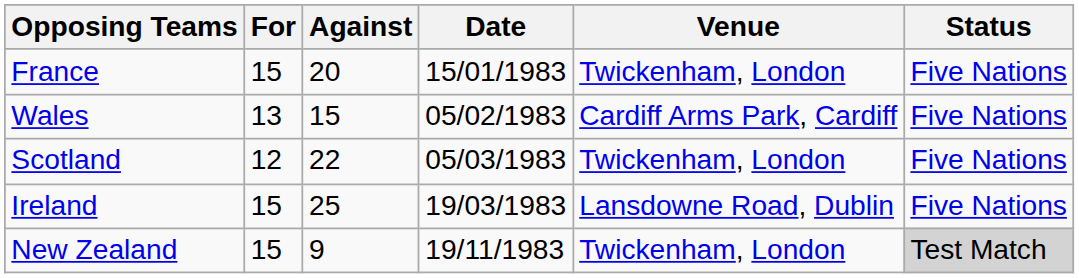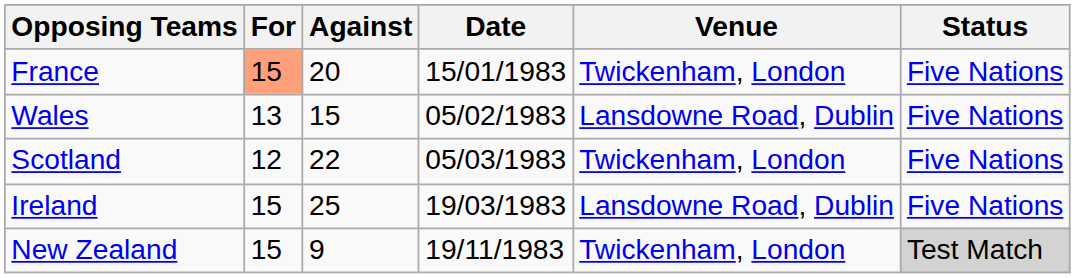(266, 71) no background -> (266, 71) lightsalmon background
(738, 116) Cardiff Arms Park, Cardiff -> (737, 116) Lansdowne Road, Dublin
